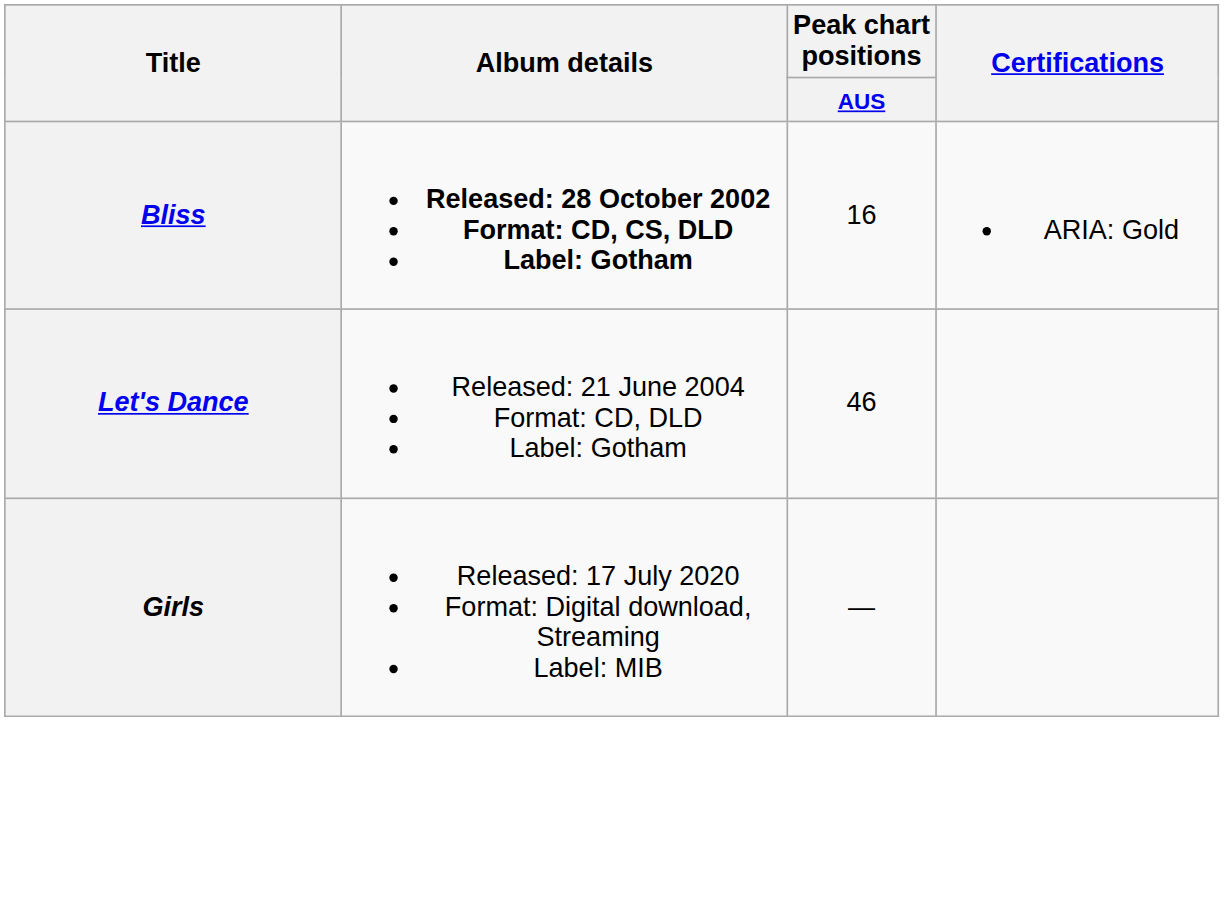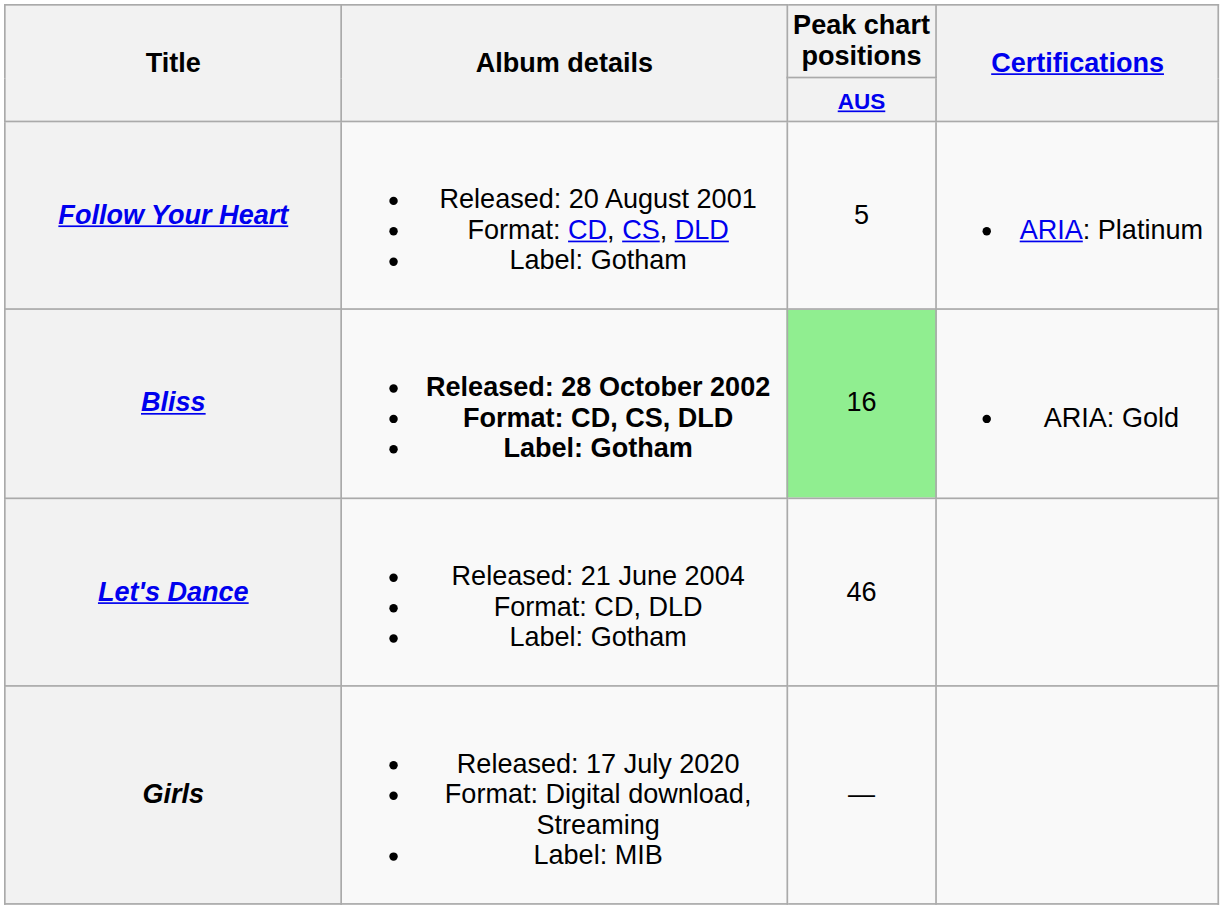+ row: (173, 214)
(862, 214) no background -> (862, 403) lightgreen background
